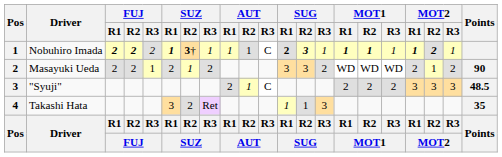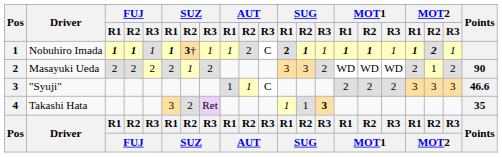(115, 50) 2 -> (115, 50) 1
(133, 50) 2 -> (133, 50) 1
(152, 50) 2 -> (152, 50) 1
(249, 50) 1 -> (249, 50) 2
(305, 50) 3 -> (305, 50) 1
(152, 68) 1 -> (152, 68) 2
(230, 86) 2 -> (230, 86) 1
(480, 86) 48.5 -> (480, 86) 46.6
(324, 105) normal -> (324, 105) bold
